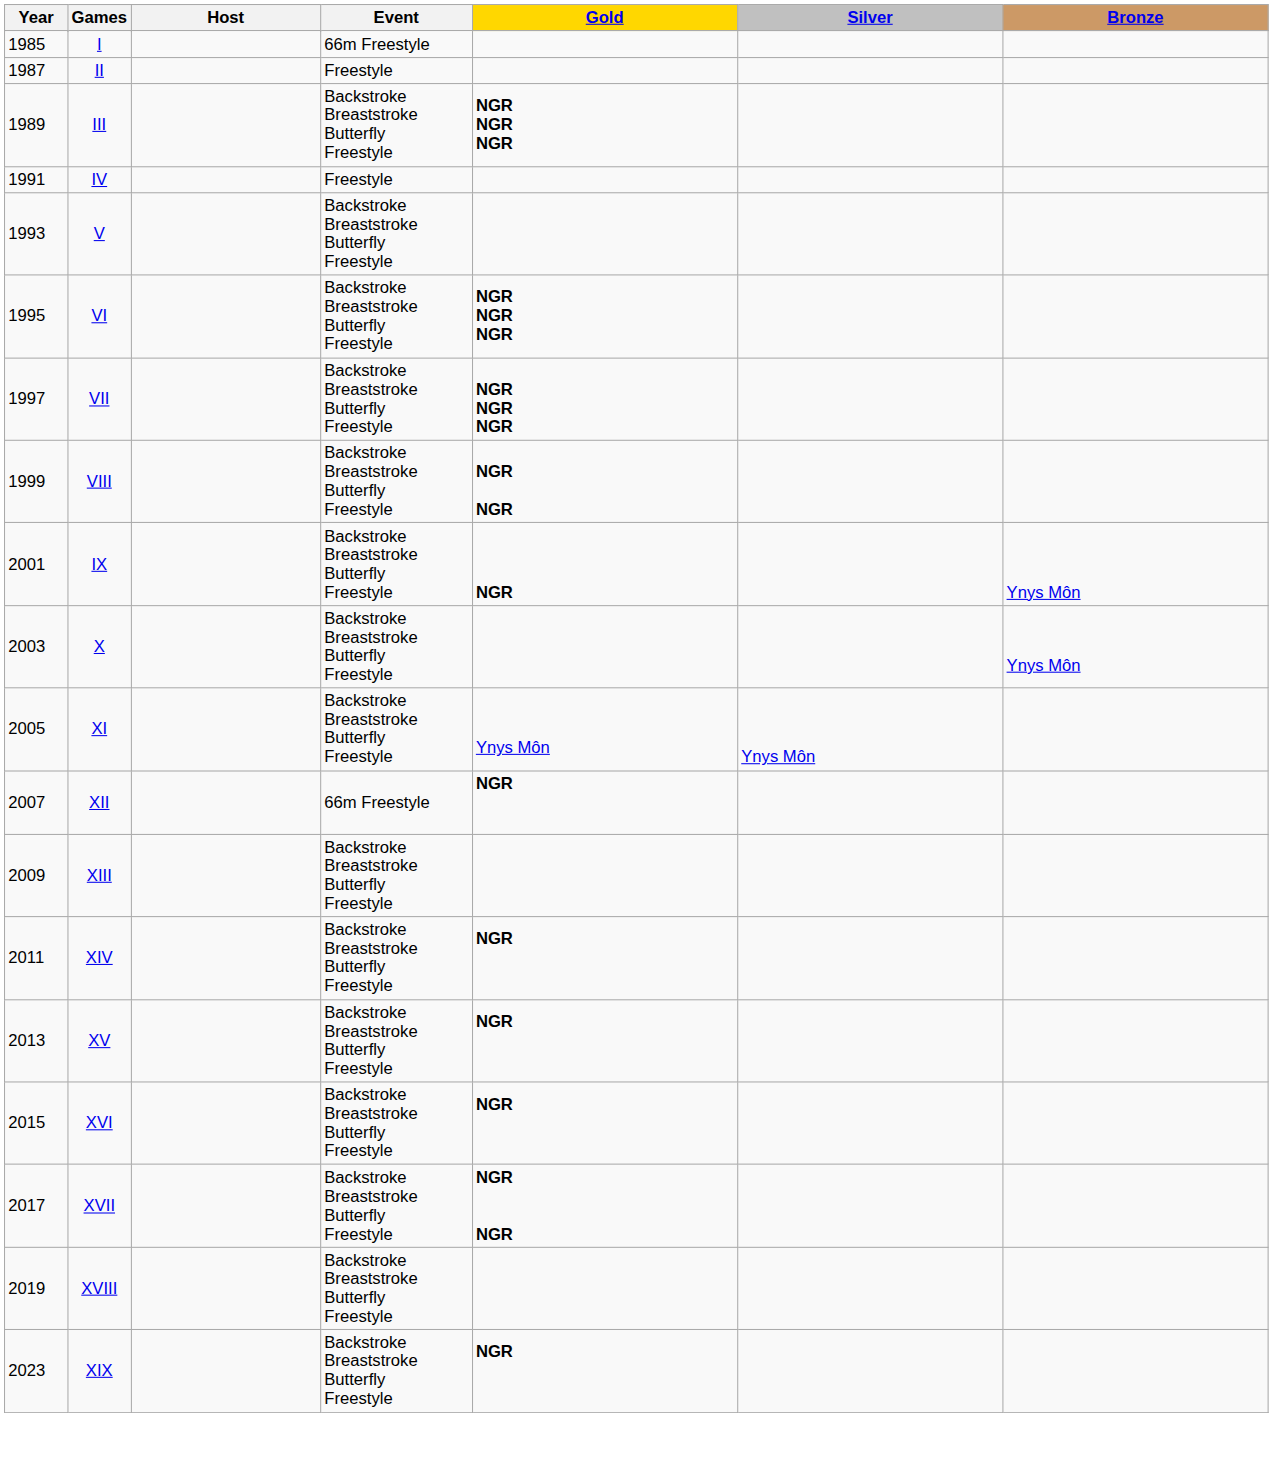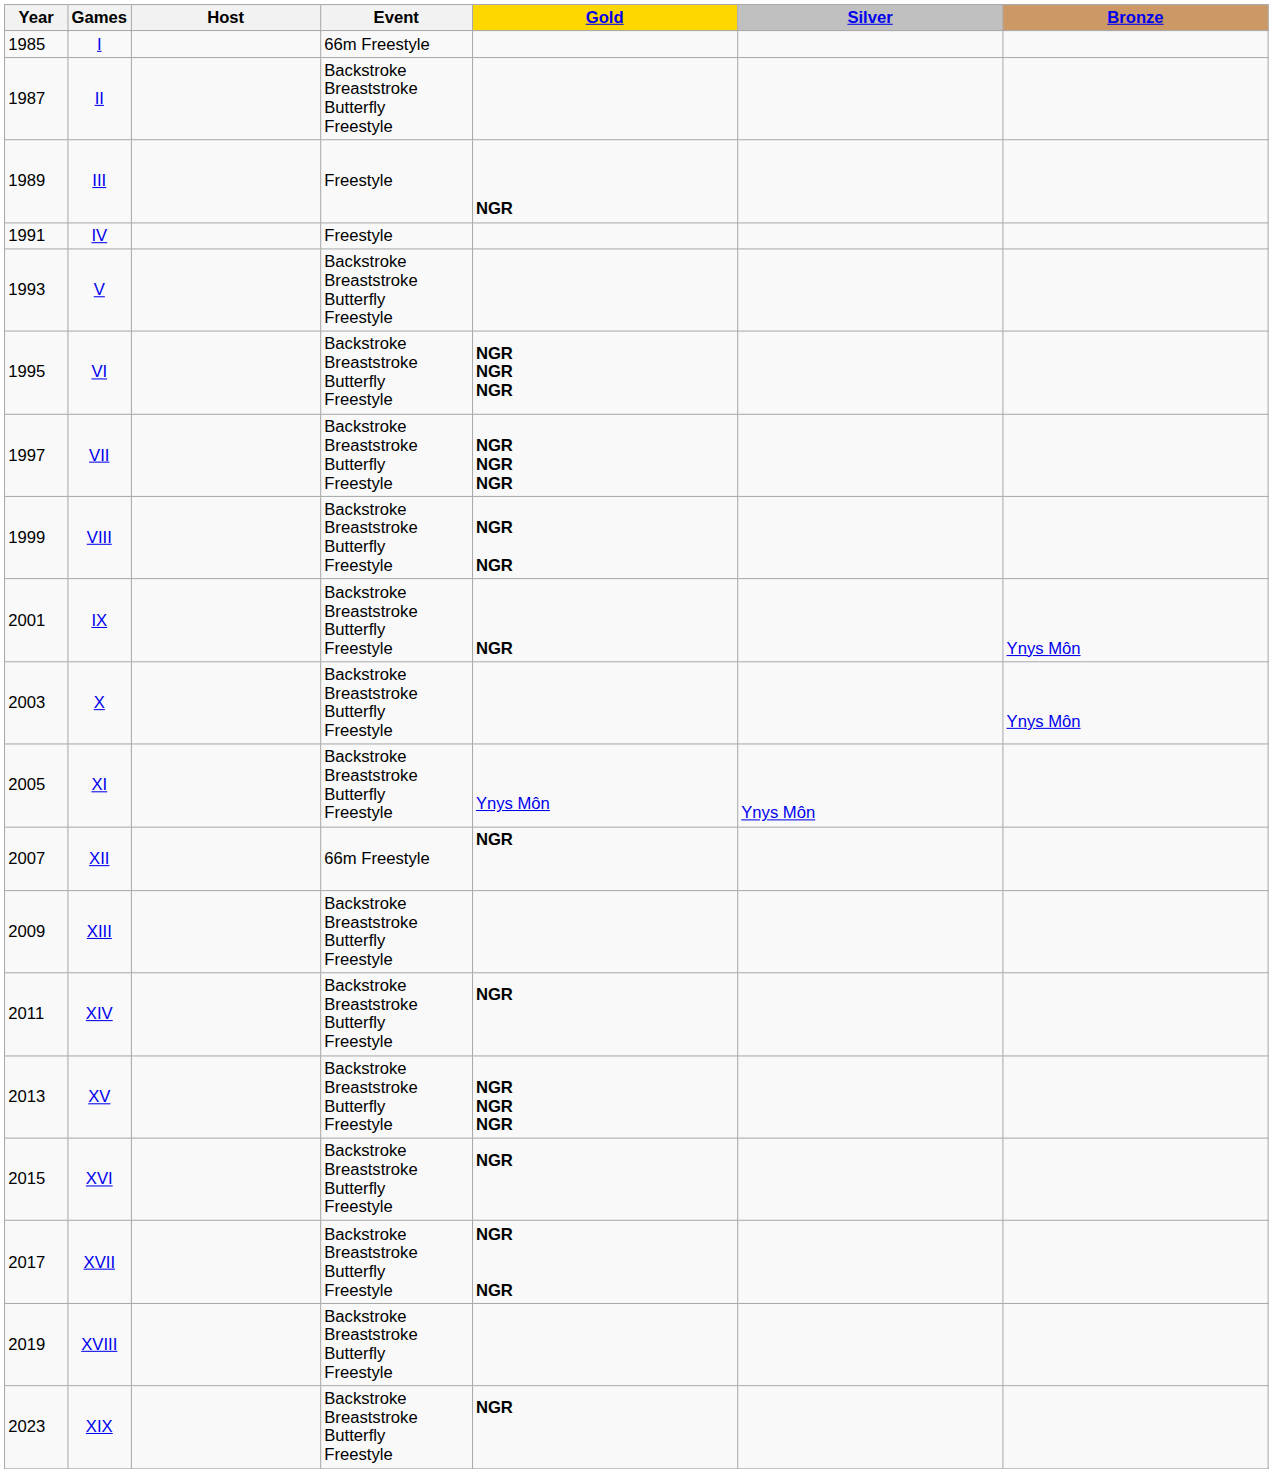(358, 70) Freestyle -> (371, 98) Backstroke Breaststroke Butterfly Freestyle
(371, 124) Backstroke Breaststroke Butterfly Freestyle -> (358, 181) Freestyle
(494, 124) NGR NGR NGR -> (494, 209) NGR
(494, 1021) NGR -> (494, 1106) NGR NGR NGR
